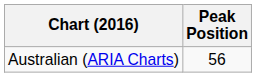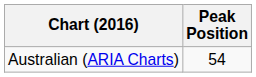(217, 59) 56 -> (217, 59) 54
